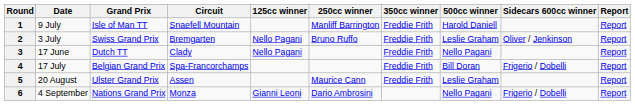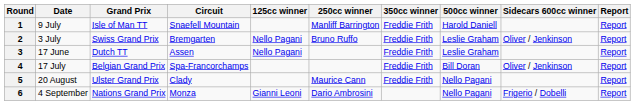(181, 52) Clady -> (182, 52) Assen
(467, 52) Nello Pagani -> (471, 52) Leslie Graham
(535, 66) Frigerio / Dobelli -> (538, 66) Oliver / Jenkinson
(182, 79) Assen -> (181, 79) Clady
(471, 79) Leslie Graham -> (467, 79) Nello Pagani
